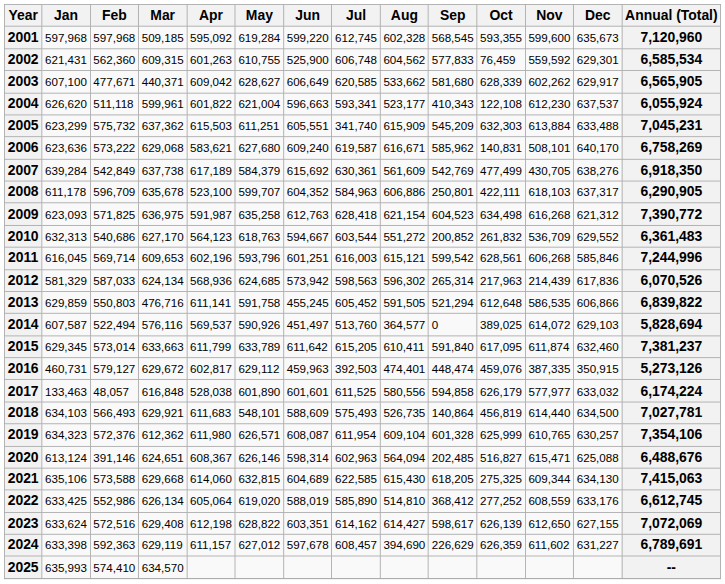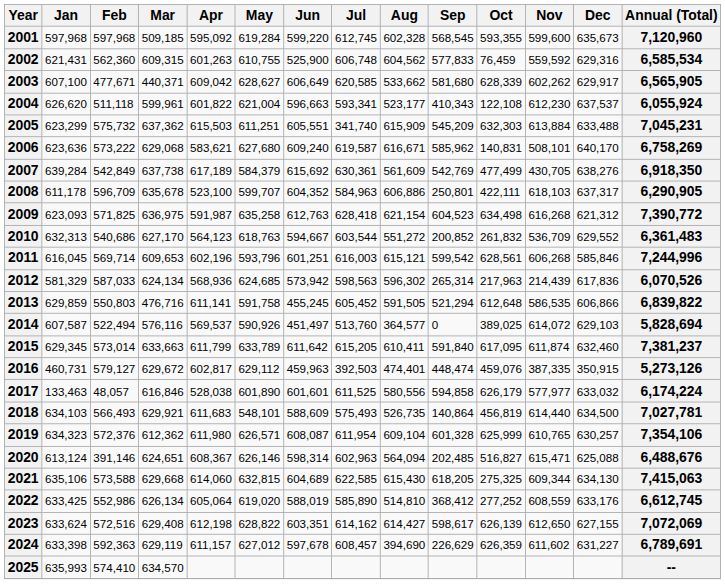(598, 60) 629,301 -> (598, 60) 629,316
(163, 391) 616,848 -> (163, 391) 616,846
